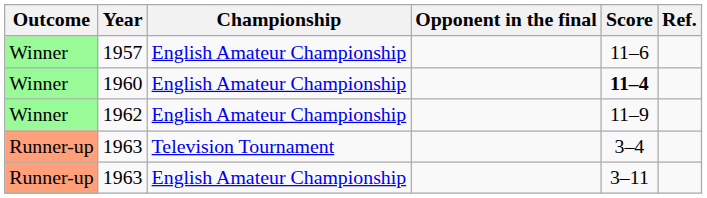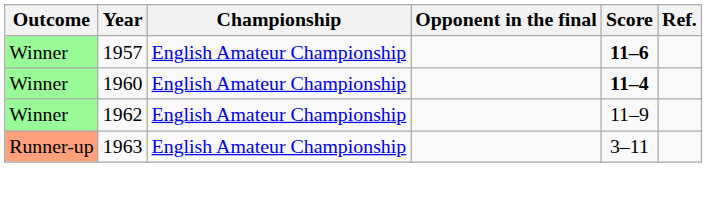(629, 51) normal -> (629, 51) bold
- row: (123, 146)
